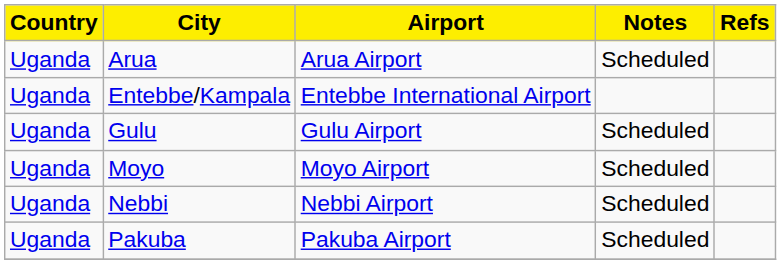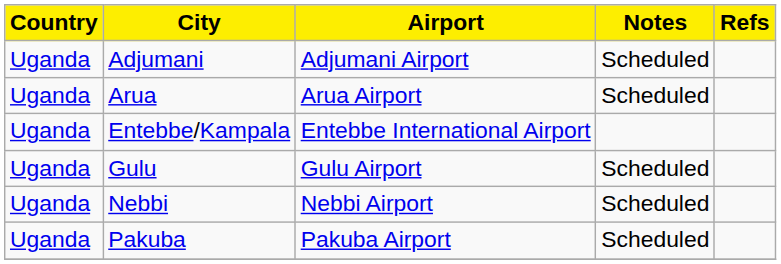+ row: (156, 58)
- row: (136, 167)
